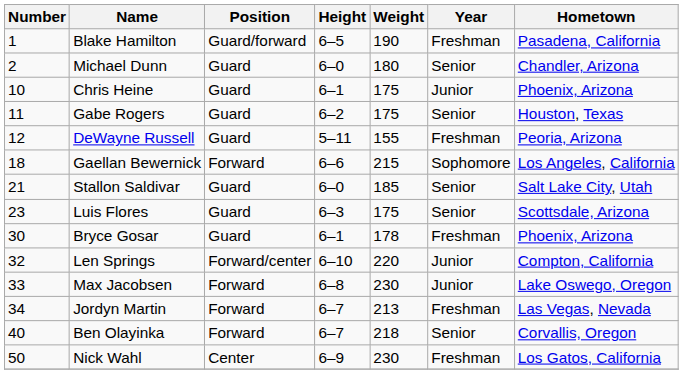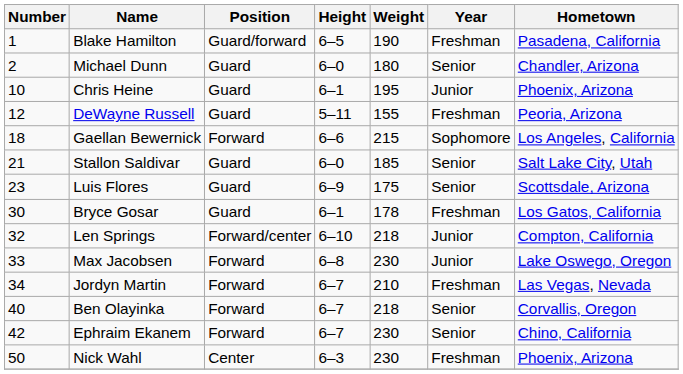(386, 90) 175 -> (386, 90) 195
- row: (119, 114)
(331, 211) 6–3 -> (331, 187) 6–9
(575, 236) Phoenix, Arizona -> (589, 211) Los Gatos, California
(386, 260) 220 -> (386, 236) 218
(386, 308) 213 -> (386, 284) 210
+ row: (132, 333)
(331, 357) 6–9 -> (331, 357) 6–3
(589, 357) Los Gatos, California -> (575, 357) Phoenix, Arizona
